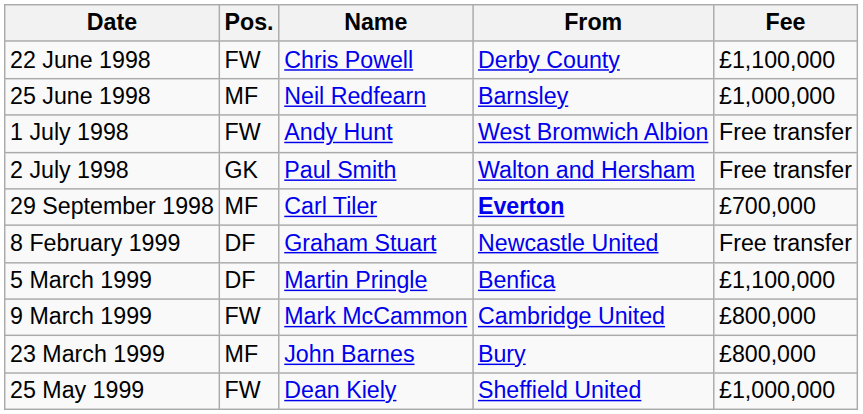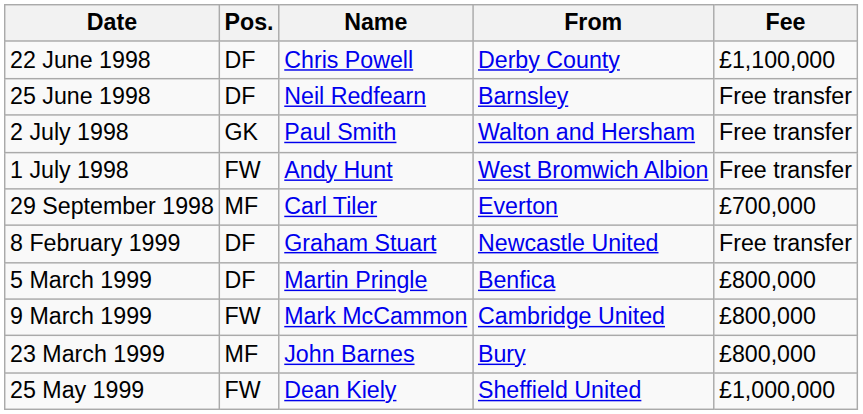(243, 59) FW -> (240, 59) DF
(241, 96) MF -> (240, 96) DF
(777, 96) £1,000,000 -> (785, 96) Free transfer
rows swapped: (69, 133) <-> (69, 170)
(521, 206) bold -> (518, 206) normal
(777, 280) £1,100,000 -> (767, 280) £800,000
